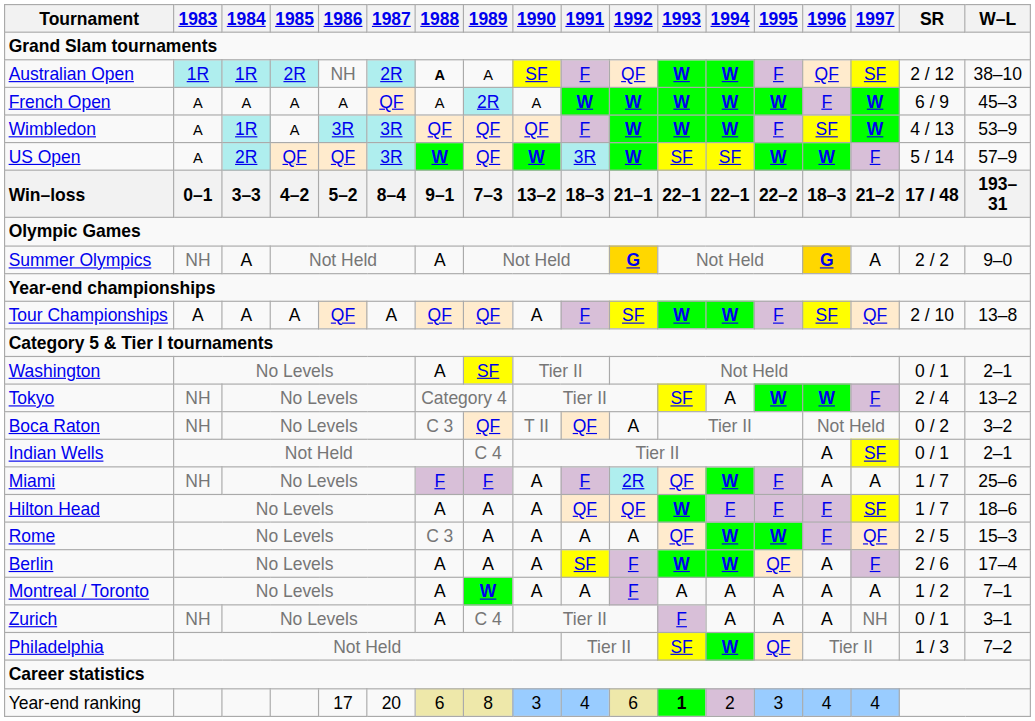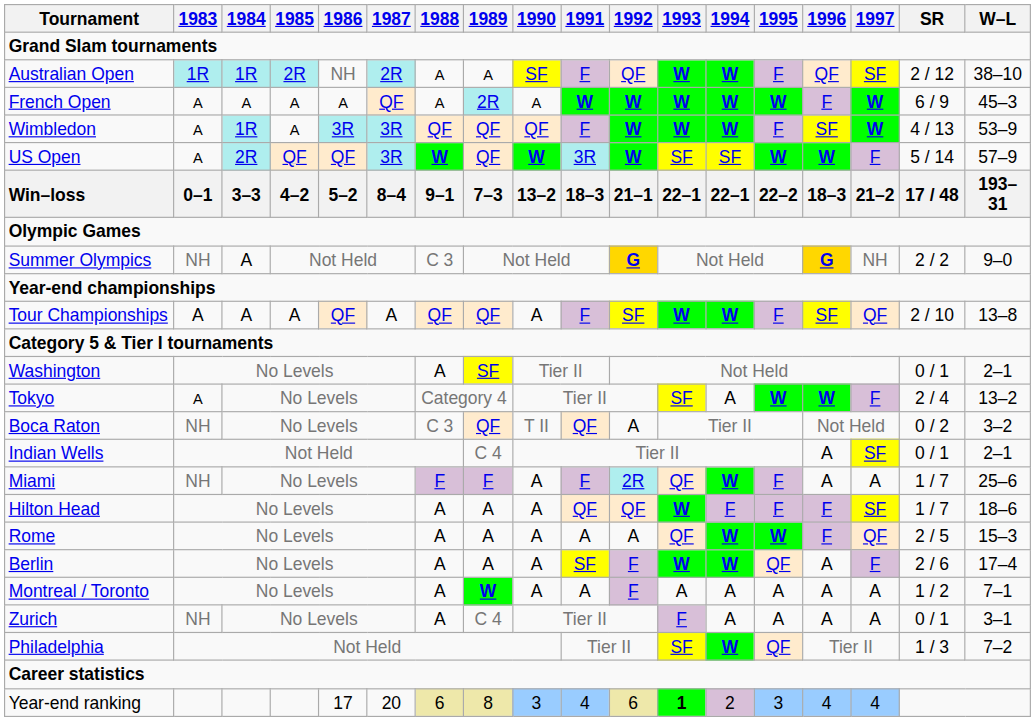(440, 74) bold -> (440, 76) normal
(440, 260) A -> (440, 260) C 3
(875, 260) A -> (875, 260) NH
(198, 398) NH -> (198, 400) A
(440, 536) C 3 -> (440, 536) A
(875, 619) NH -> (875, 619) A
